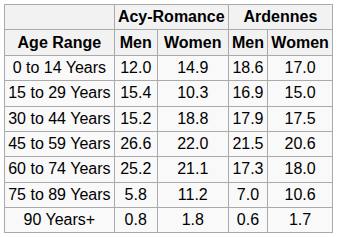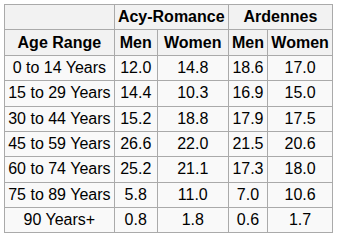(193, 67) 14.9 -> (193, 67) 14.8
(136, 93) 15.4 -> (136, 93) 14.4
(193, 194) 11.2 -> (193, 194) 11.0
